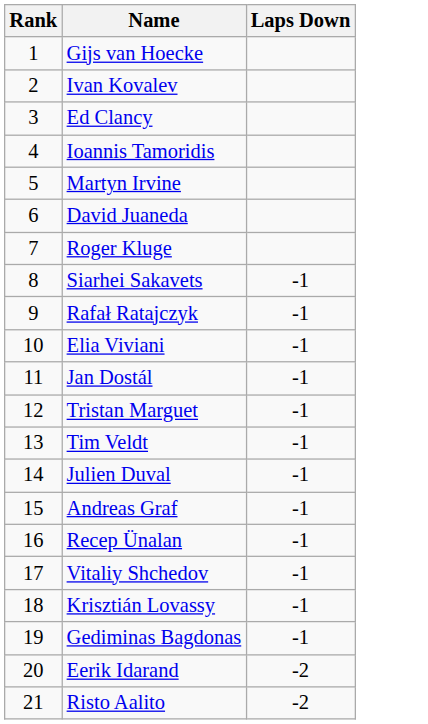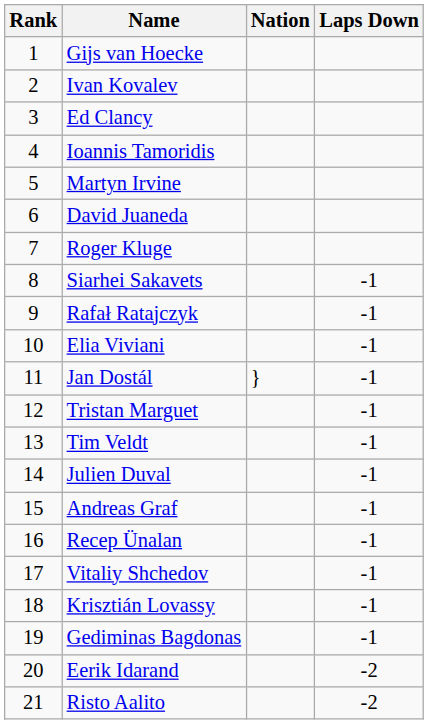+ column: (280, 20)
